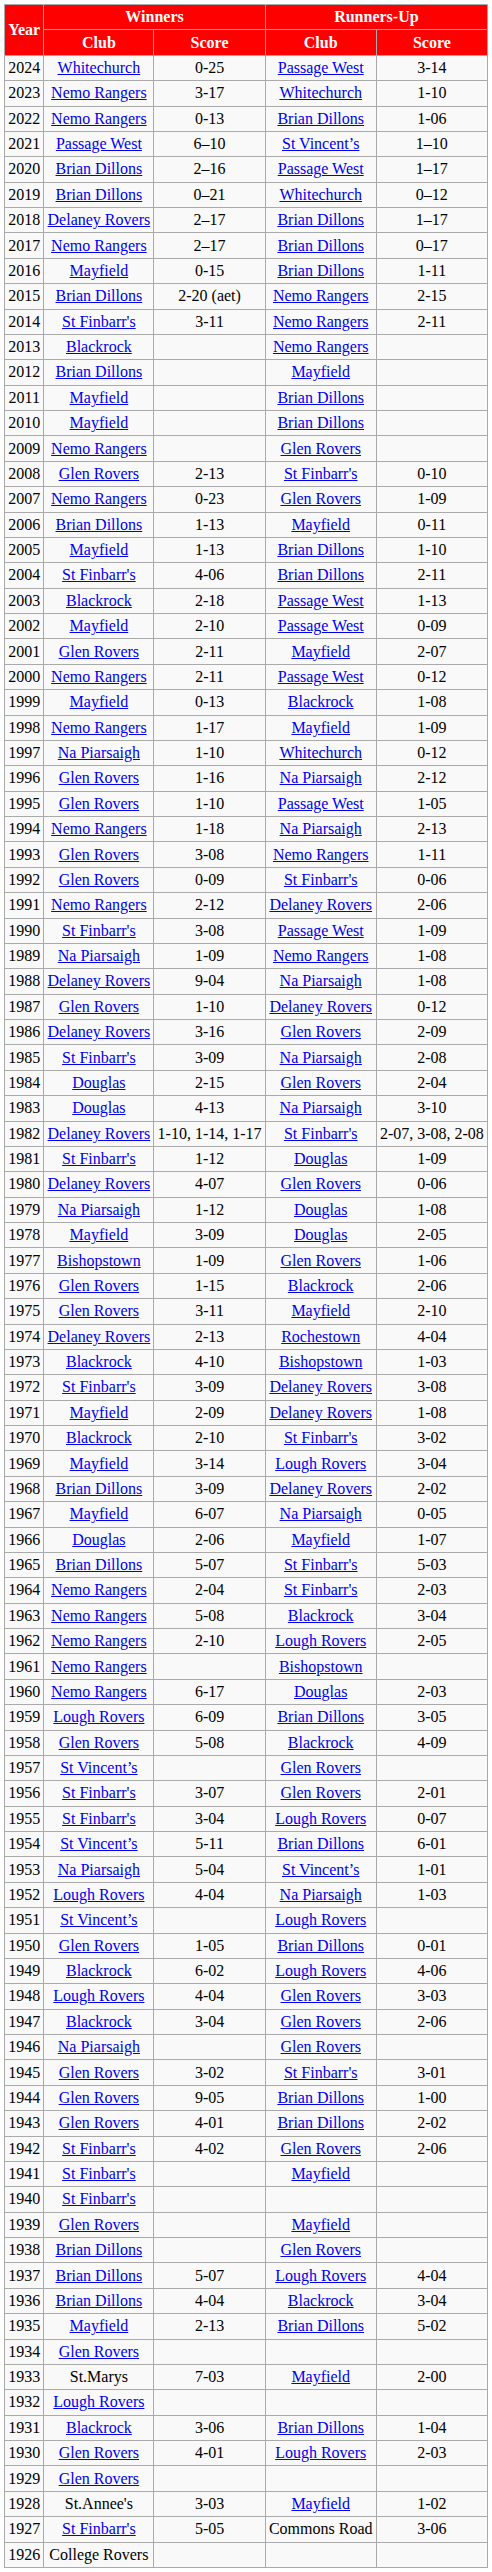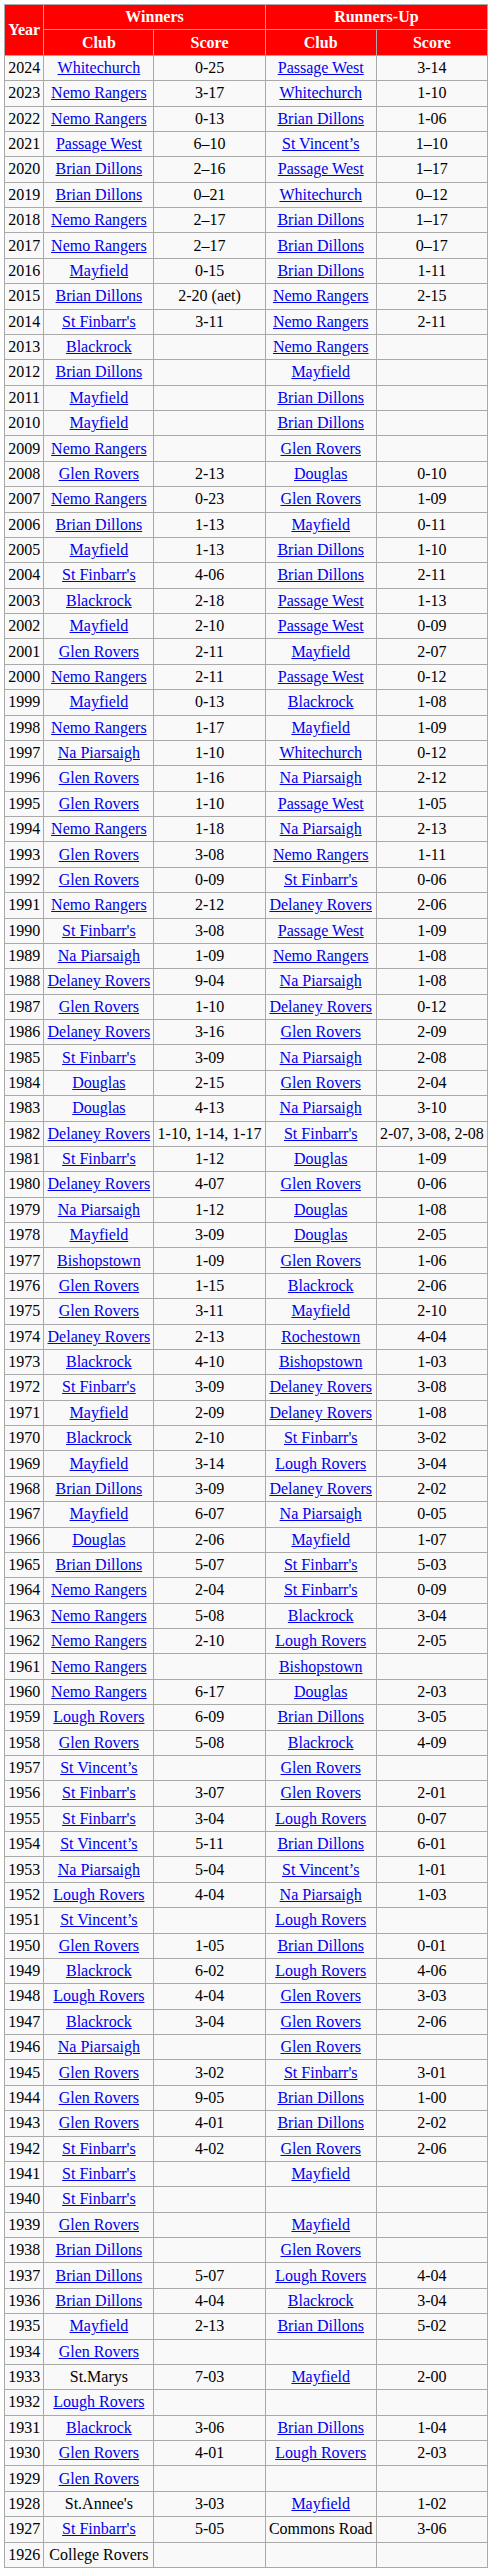(99, 220) Delaney Rovers -> (99, 220) Nemo Rangers
(321, 473) St Finbarr's -> (321, 473) Douglas
(432, 1590) 2-03 -> (432, 1590) 0-09
